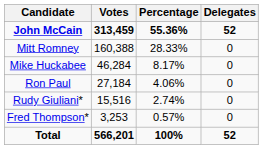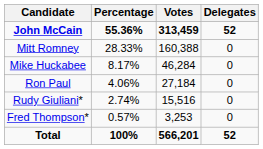columns swapped: (114, 13) <-> (169, 13)
